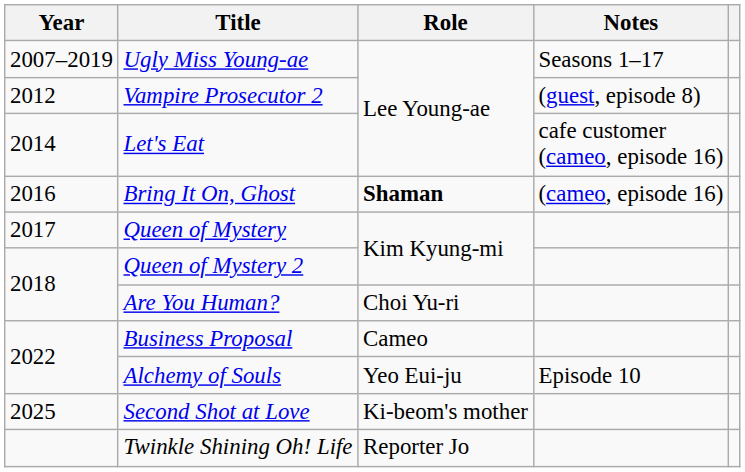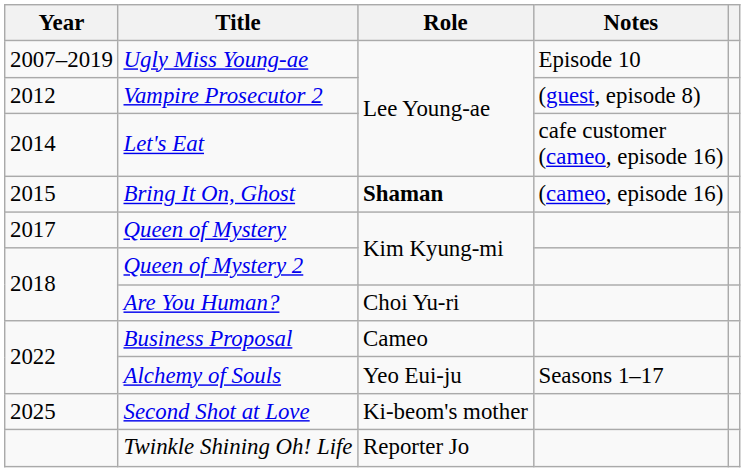(601, 58) Seasons 1–17 -> (590, 58) Episode 10
(33, 193) 2016 -> (33, 193) 2015
(590, 374) Episode 10 -> (601, 374) Seasons 1–17
